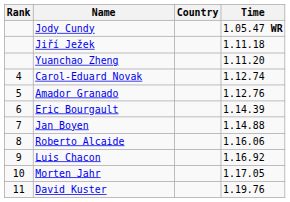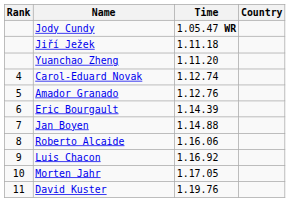columns swapped: (198, 12) <-> (253, 12)
